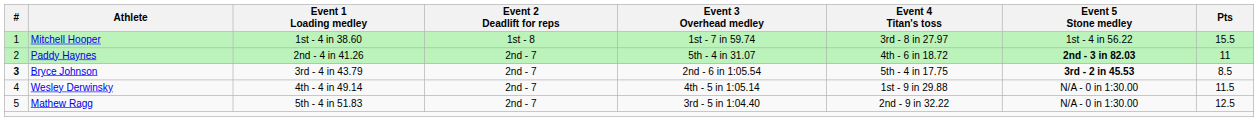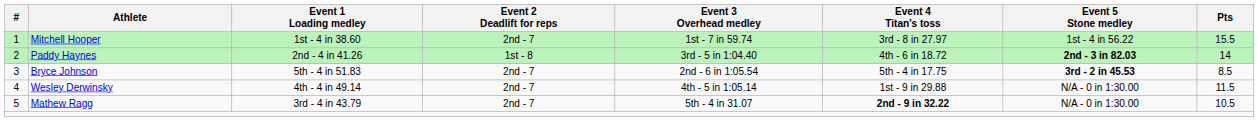(521, 39) 1st - 8 -> (519, 39) 2nd - 7
(521, 55) 2nd - 7 -> (519, 55) 1st - 8
(722, 55) 5th - 4 in 31.07 -> (719, 55) 3rd - 5 in 1:04.40
(1225, 55) 11 -> (1225, 55) 14
(16, 71) bold -> (16, 71) normal
(329, 71) 3rd - 4 in 43.79 -> (327, 71) 5th - 4 in 51.83
(329, 103) 5th - 4 in 51.83 -> (327, 103) 3rd - 4 in 43.79
(722, 103) 3rd - 5 in 1:04.40 -> (719, 103) 5th - 4 in 31.07
(914, 103) normal -> (913, 103) bold
(1225, 103) 12.5 -> (1225, 103) 10.5
